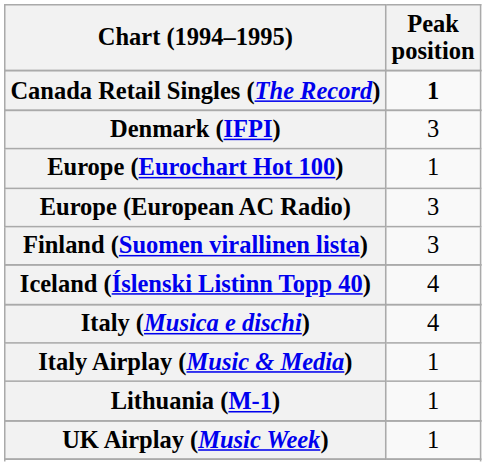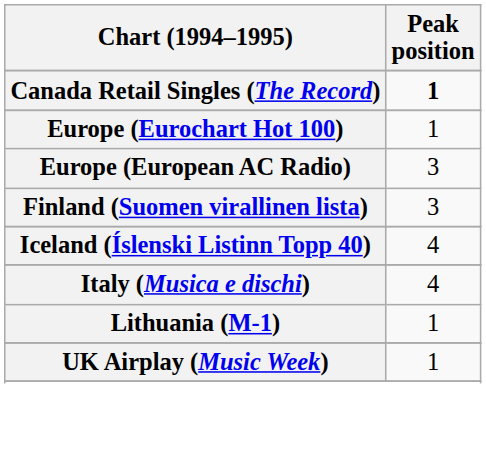- row: (195, 129)
- row: (195, 362)
